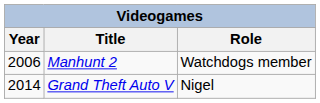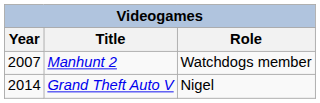(24, 62) 2006 -> (24, 62) 2007
